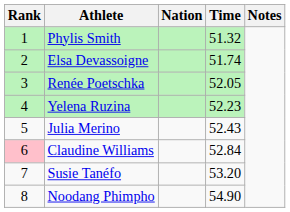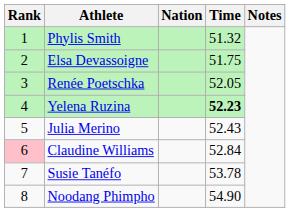(225, 60) 51.74 -> (225, 60) 51.75
(225, 106) normal -> (225, 106) bold
(225, 173) 53.20 -> (225, 173) 53.78
